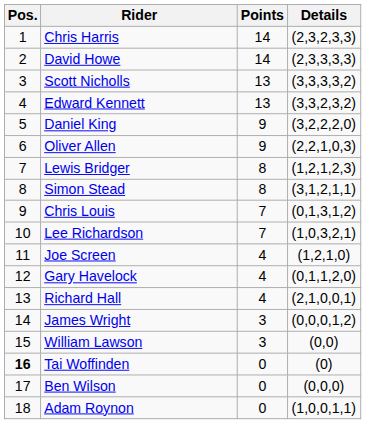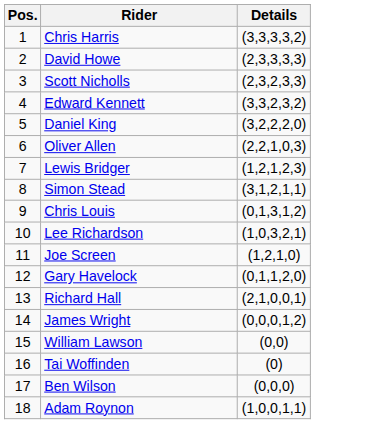- column: (262, 15)
(324, 37) (2,3,2,3,3) -> (274, 37) (3,3,3,3,2)
(324, 81) (3,3,3,3,2) -> (274, 81) (2,3,2,3,3)
(23, 364) bold -> (23, 364) normal
